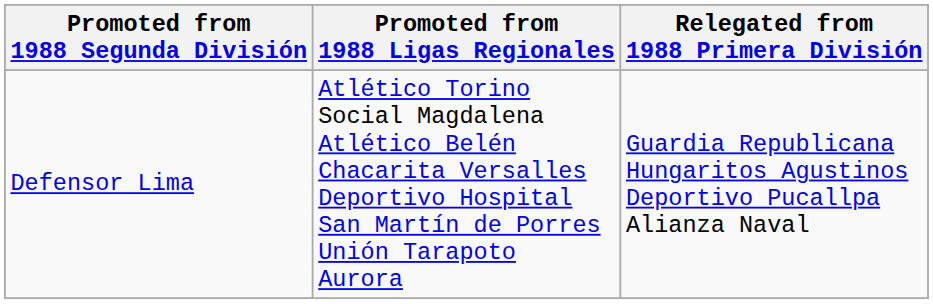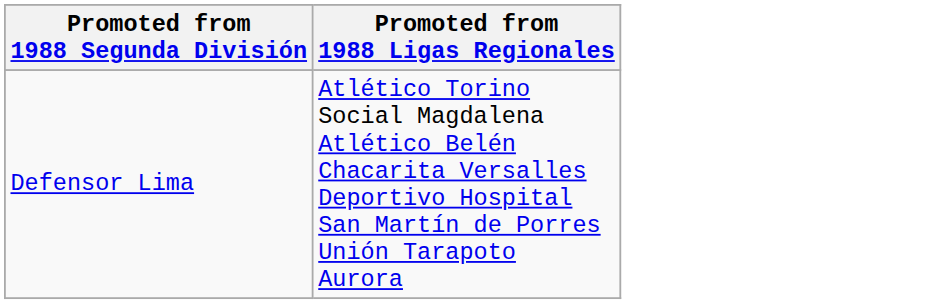- column: (774, 38)
